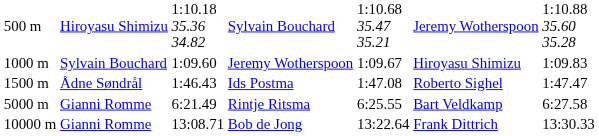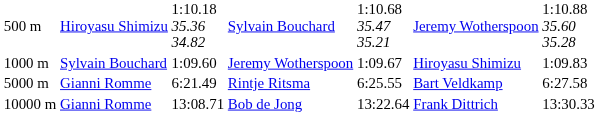- row: (261, 83)
